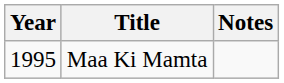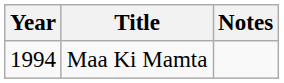(33, 59) 1995 -> (33, 59) 1994
